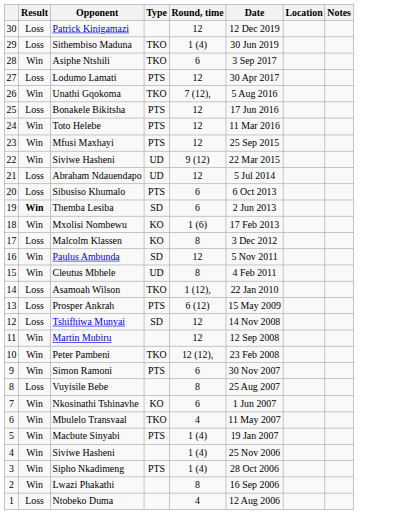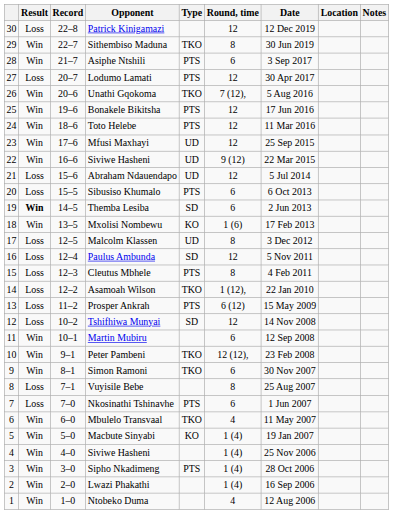+ column: (68, 12)
(35, 45) Loss -> (35, 45) Win
(198, 45) 1 (4) -> (233, 45) 8
(157, 61) TKO -> (192, 61) PTS
(35, 110) Loss -> (35, 110) Win
(157, 143) PTS -> (192, 143) UD
(157, 240) KO -> (192, 240) UD
(35, 257) Win -> (35, 257) Loss
(35, 273) Win -> (35, 273) Loss
(157, 273) UD -> (192, 273) PTS
(198, 338) 12 -> (233, 338) 6
(157, 371) PTS -> (192, 371) TKO
(35, 403) Win -> (35, 403) Loss
(157, 403) KO -> (192, 403) PTS
(157, 436) PTS -> (192, 436) KO
(198, 485) 8 -> (233, 485) 1 (4)
(35, 501) Loss -> (35, 501) Win
